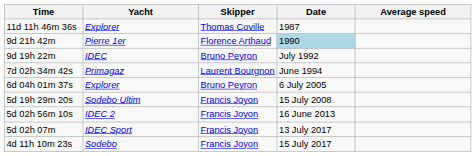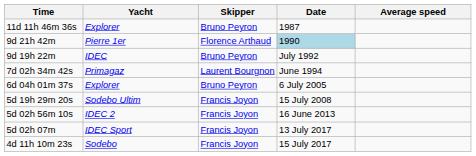(232, 27) Thomas Coville -> (229, 27) Bruno Peyron
